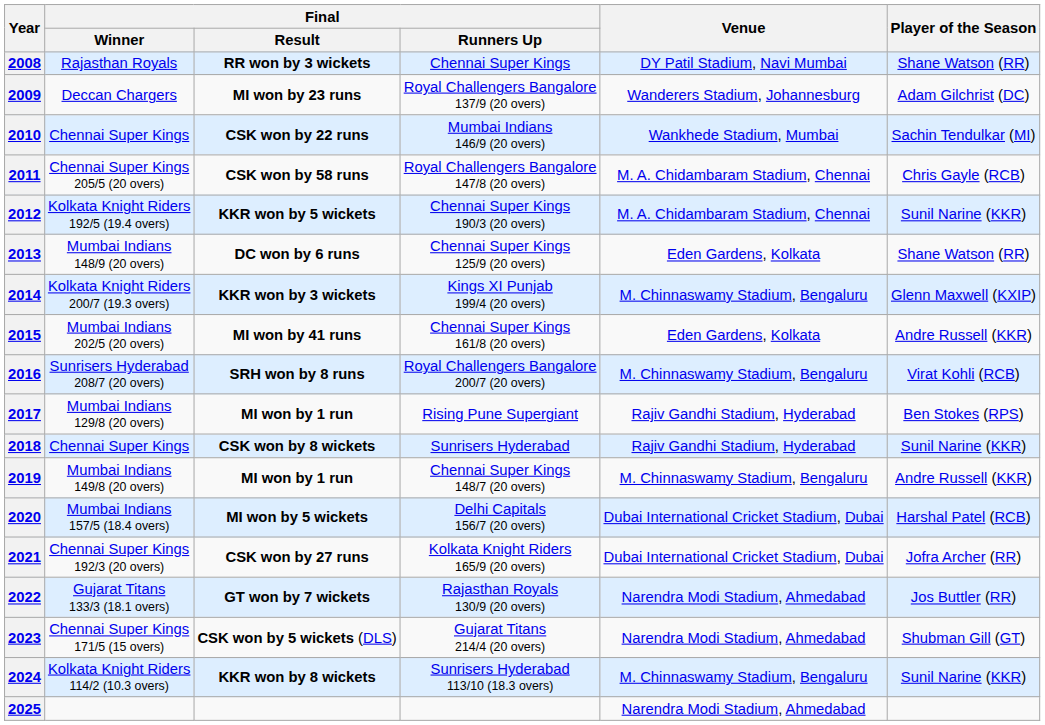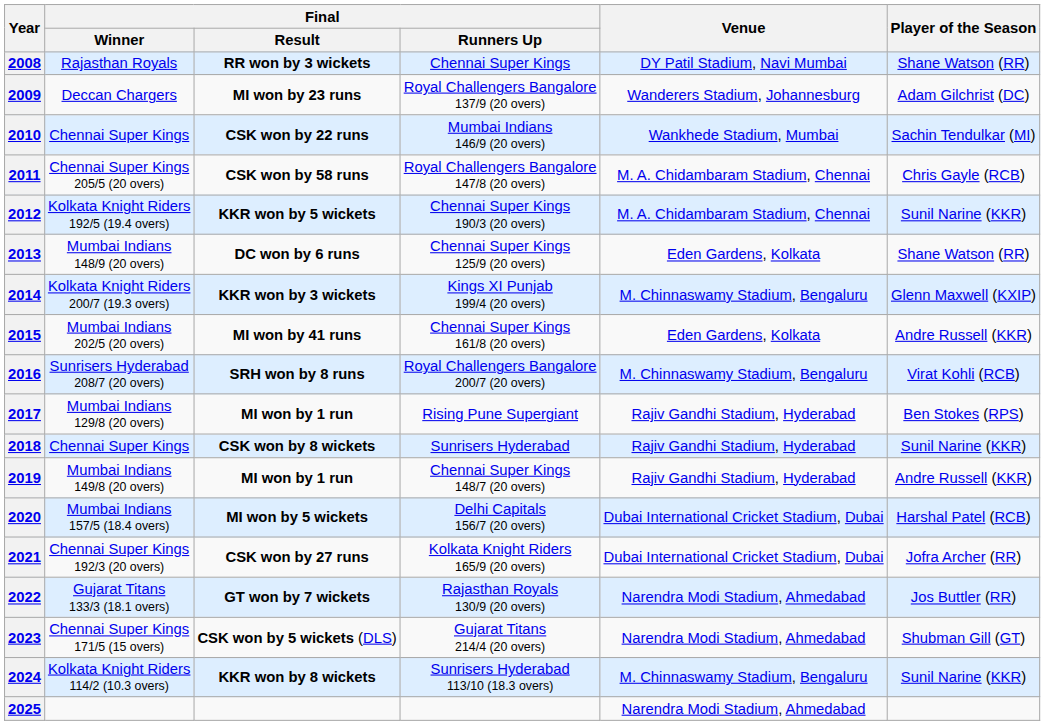(744, 478) M. Chinnaswamy Stadium, Bengaluru -> (744, 478) Rajiv Gandhi Stadium, Hyderabad
